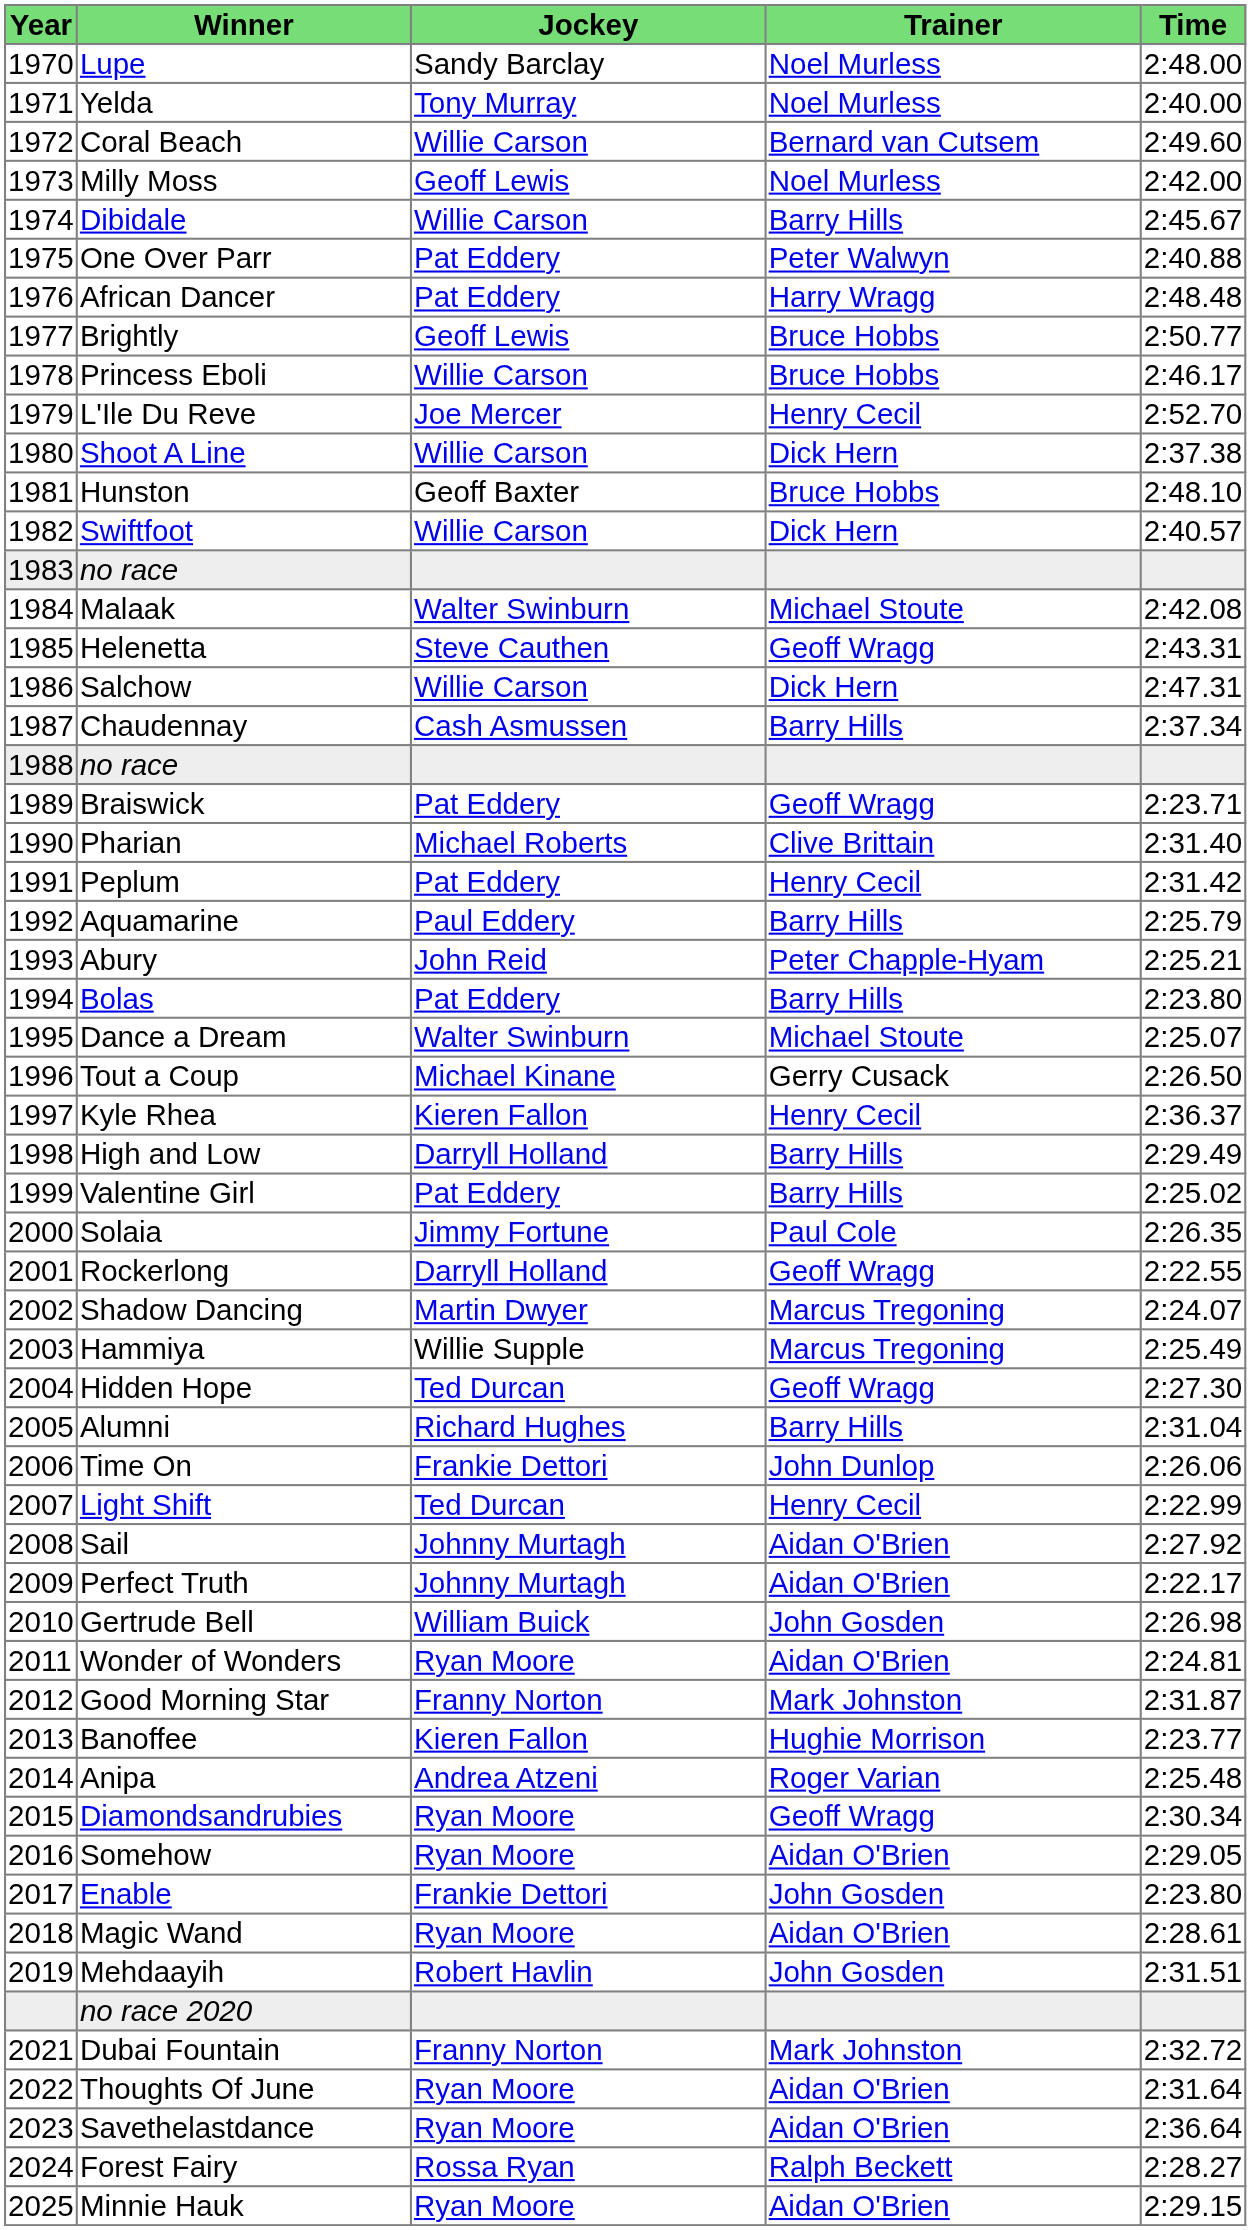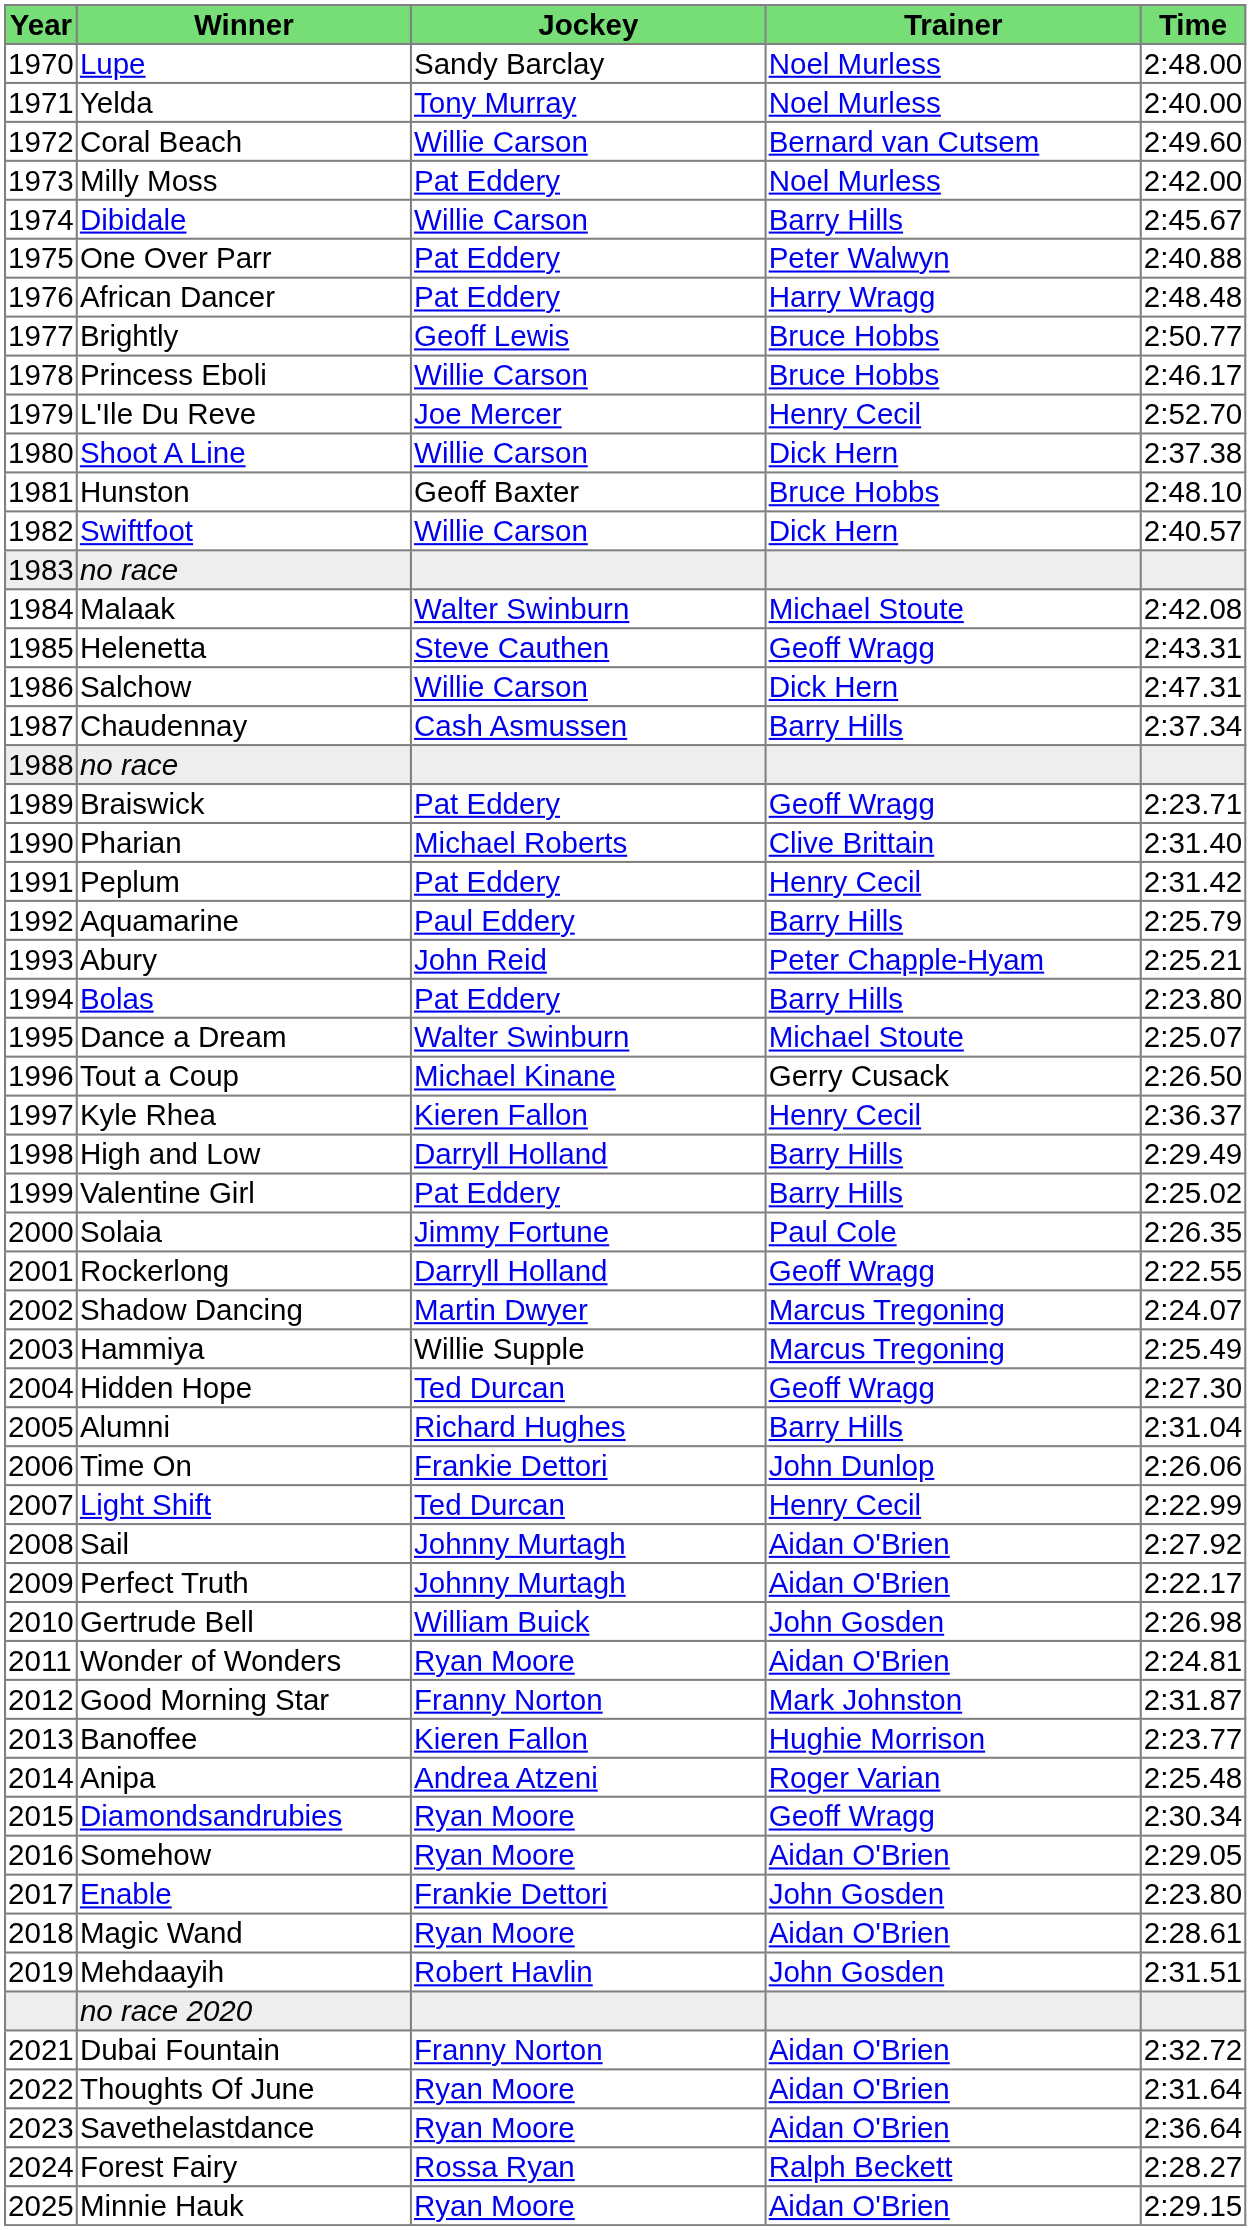(492, 180) Geoff Lewis -> (487, 180) Pat Eddery
(865, 2050) Mark Johnston -> (859, 2050) Aidan O'Brien
